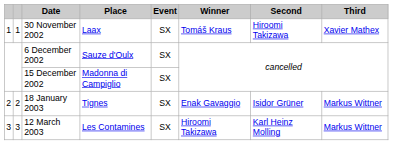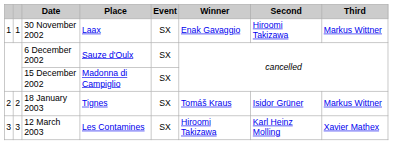(206, 30) Tomáš Kraus -> (211, 30) Enak Gavaggio
(351, 30) Xavier Mathex -> (353, 30) Markus Wittner
(211, 103) Enak Gavaggio -> (206, 103) Tomáš Kraus
(353, 127) Markus Wittner -> (351, 127) Xavier Mathex
